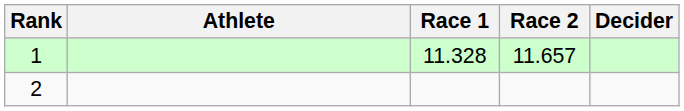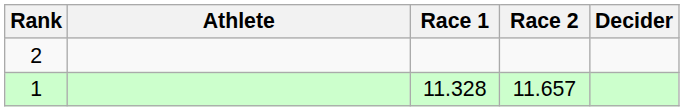rows swapped: (36, 55) <-> (36, 88)
